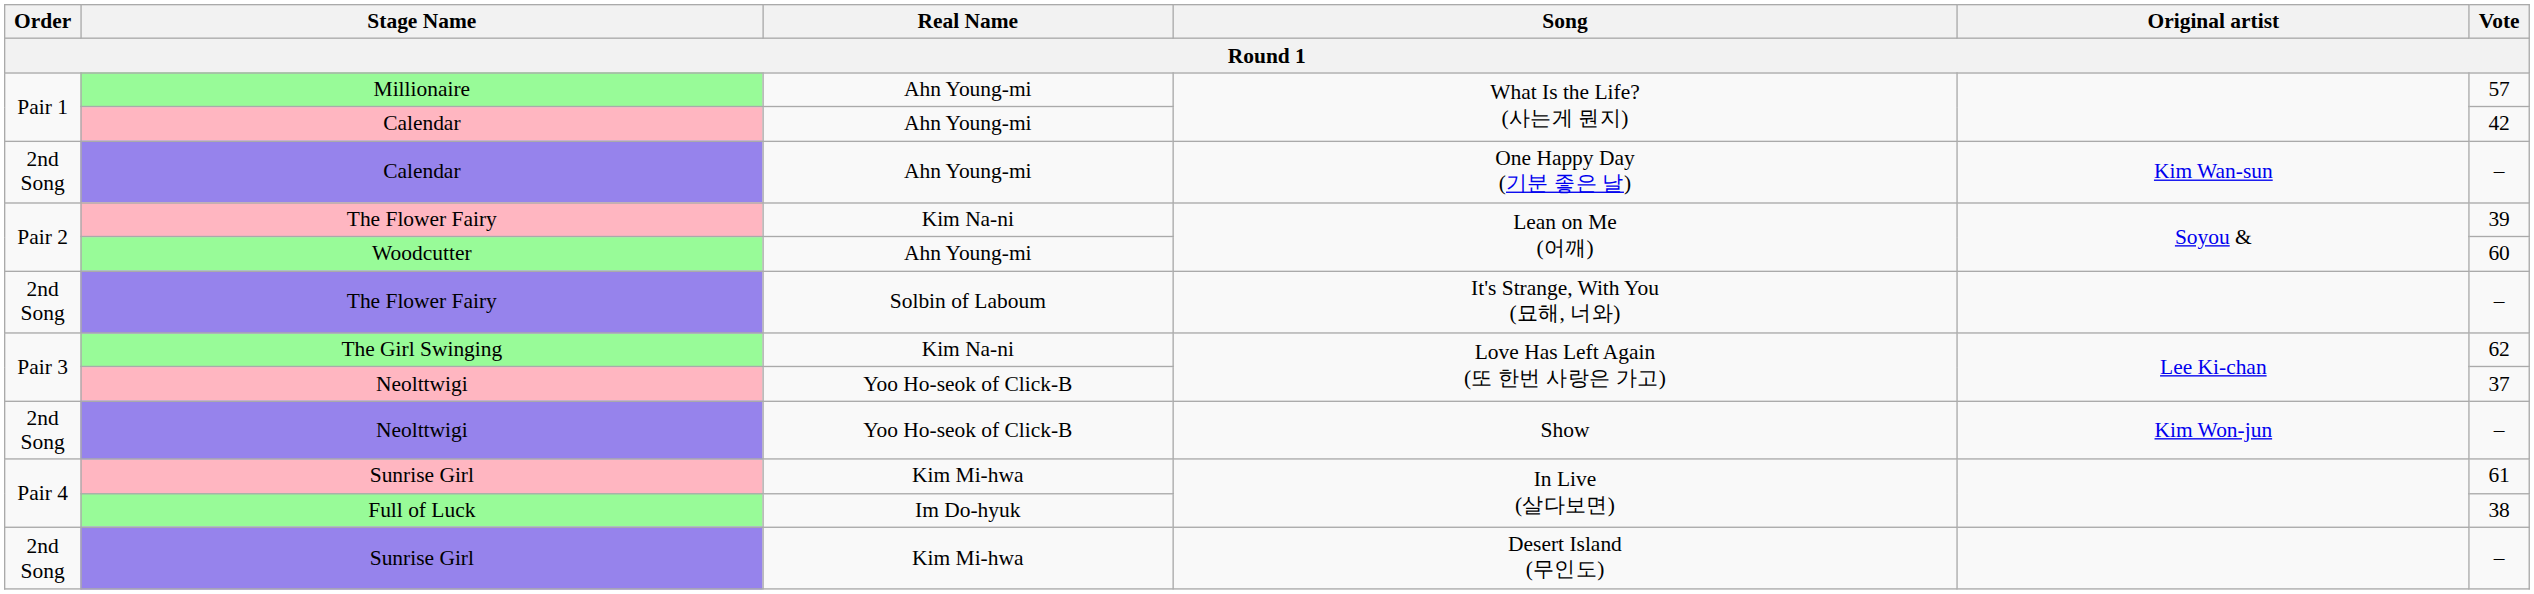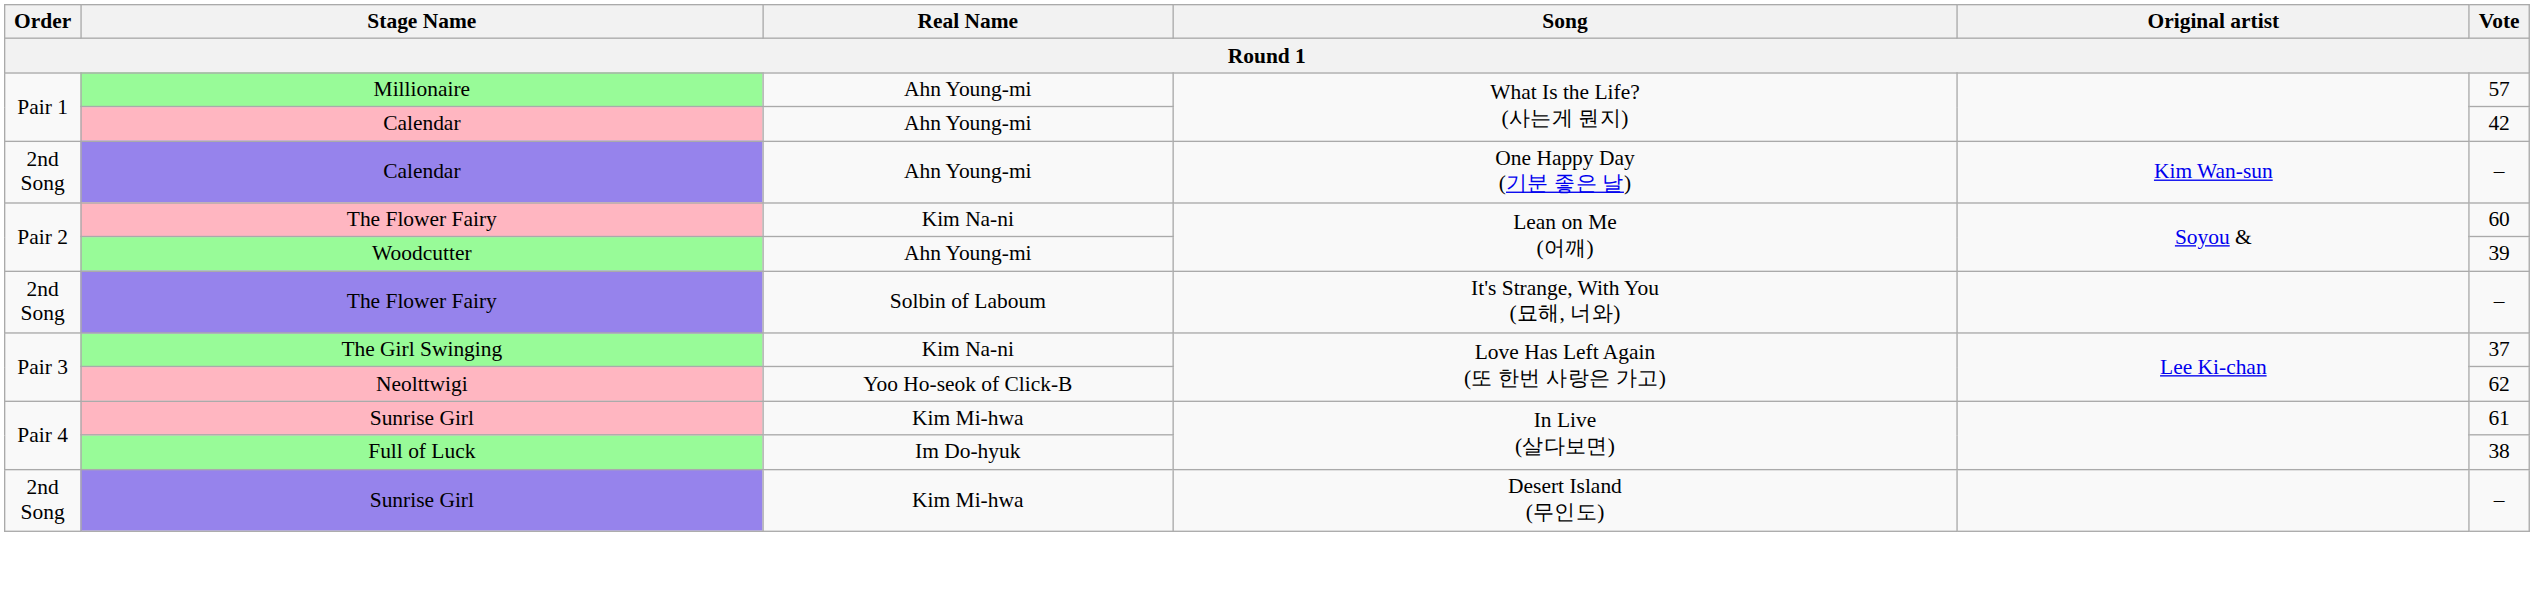(2499, 219) 39 -> (2499, 219) 60
(2499, 253) 60 -> (2499, 253) 39
(2499, 349) 62 -> (2499, 349) 37
(2499, 383) 37 -> (2499, 383) 62
- row: (422, 429)
